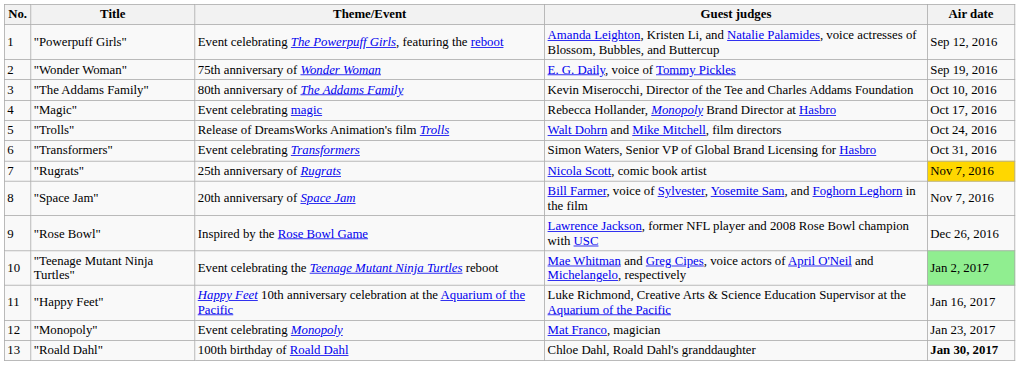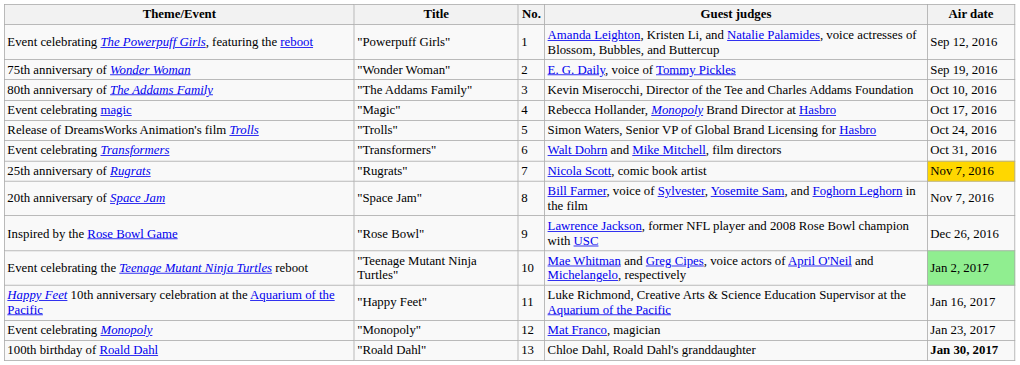columns swapped: (18, 14) <-> (370, 14)
(665, 130) Walt Dohrn and Mike Mitchell, film directors -> (712, 130) Simon Waters, Senior VP of Global Brand Licensing for Hasbro
(712, 150) Simon Waters, Senior VP of Global Brand Licensing for Hasbro -> (665, 150) Walt Dohrn and Mike Mitchell, film directors
